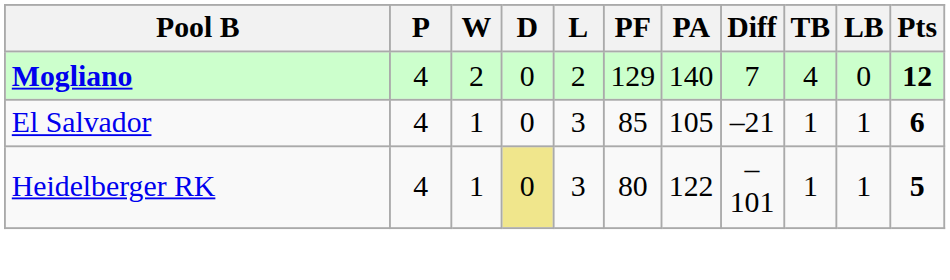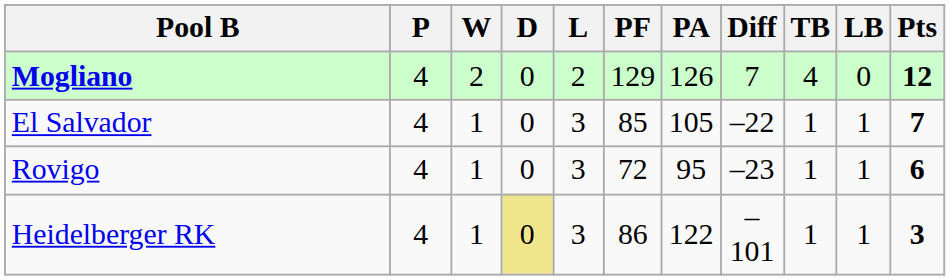(691, 75) 140 -> (691, 75) 126
(752, 122) –21 -> (752, 122) –22
(917, 122) 6 -> (917, 122) 7
+ row: (56, 169)
(633, 186) 80 -> (633, 233) 86
(917, 186) 5 -> (917, 233) 3
